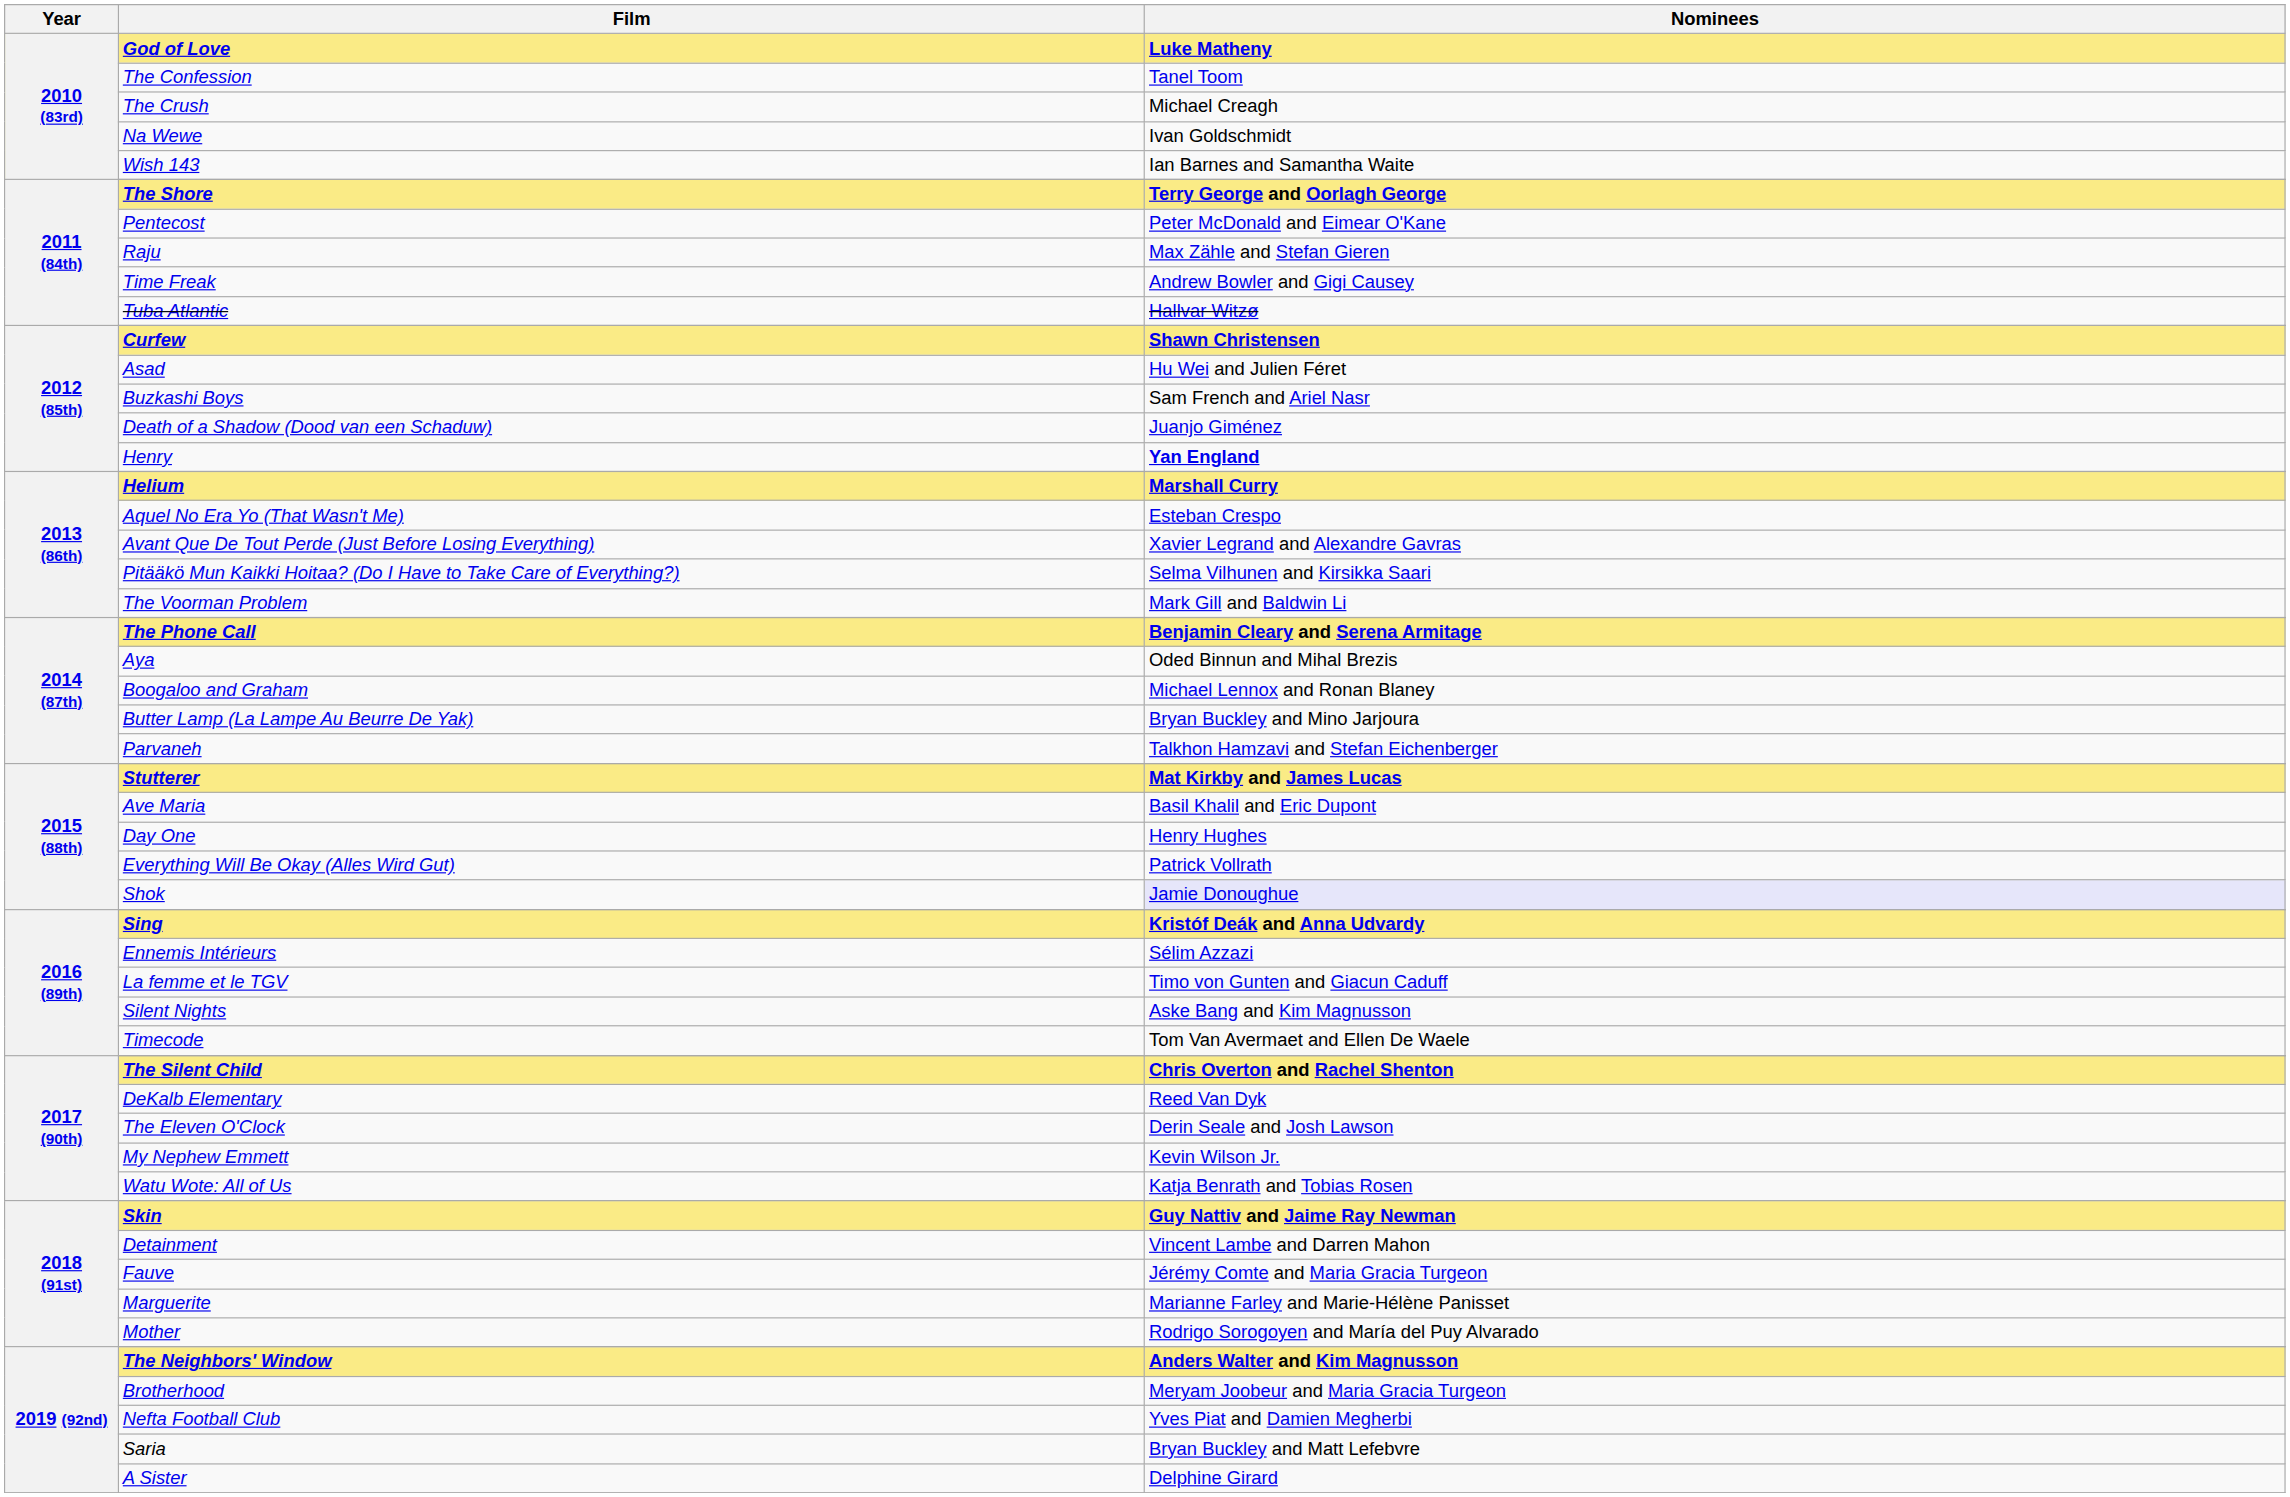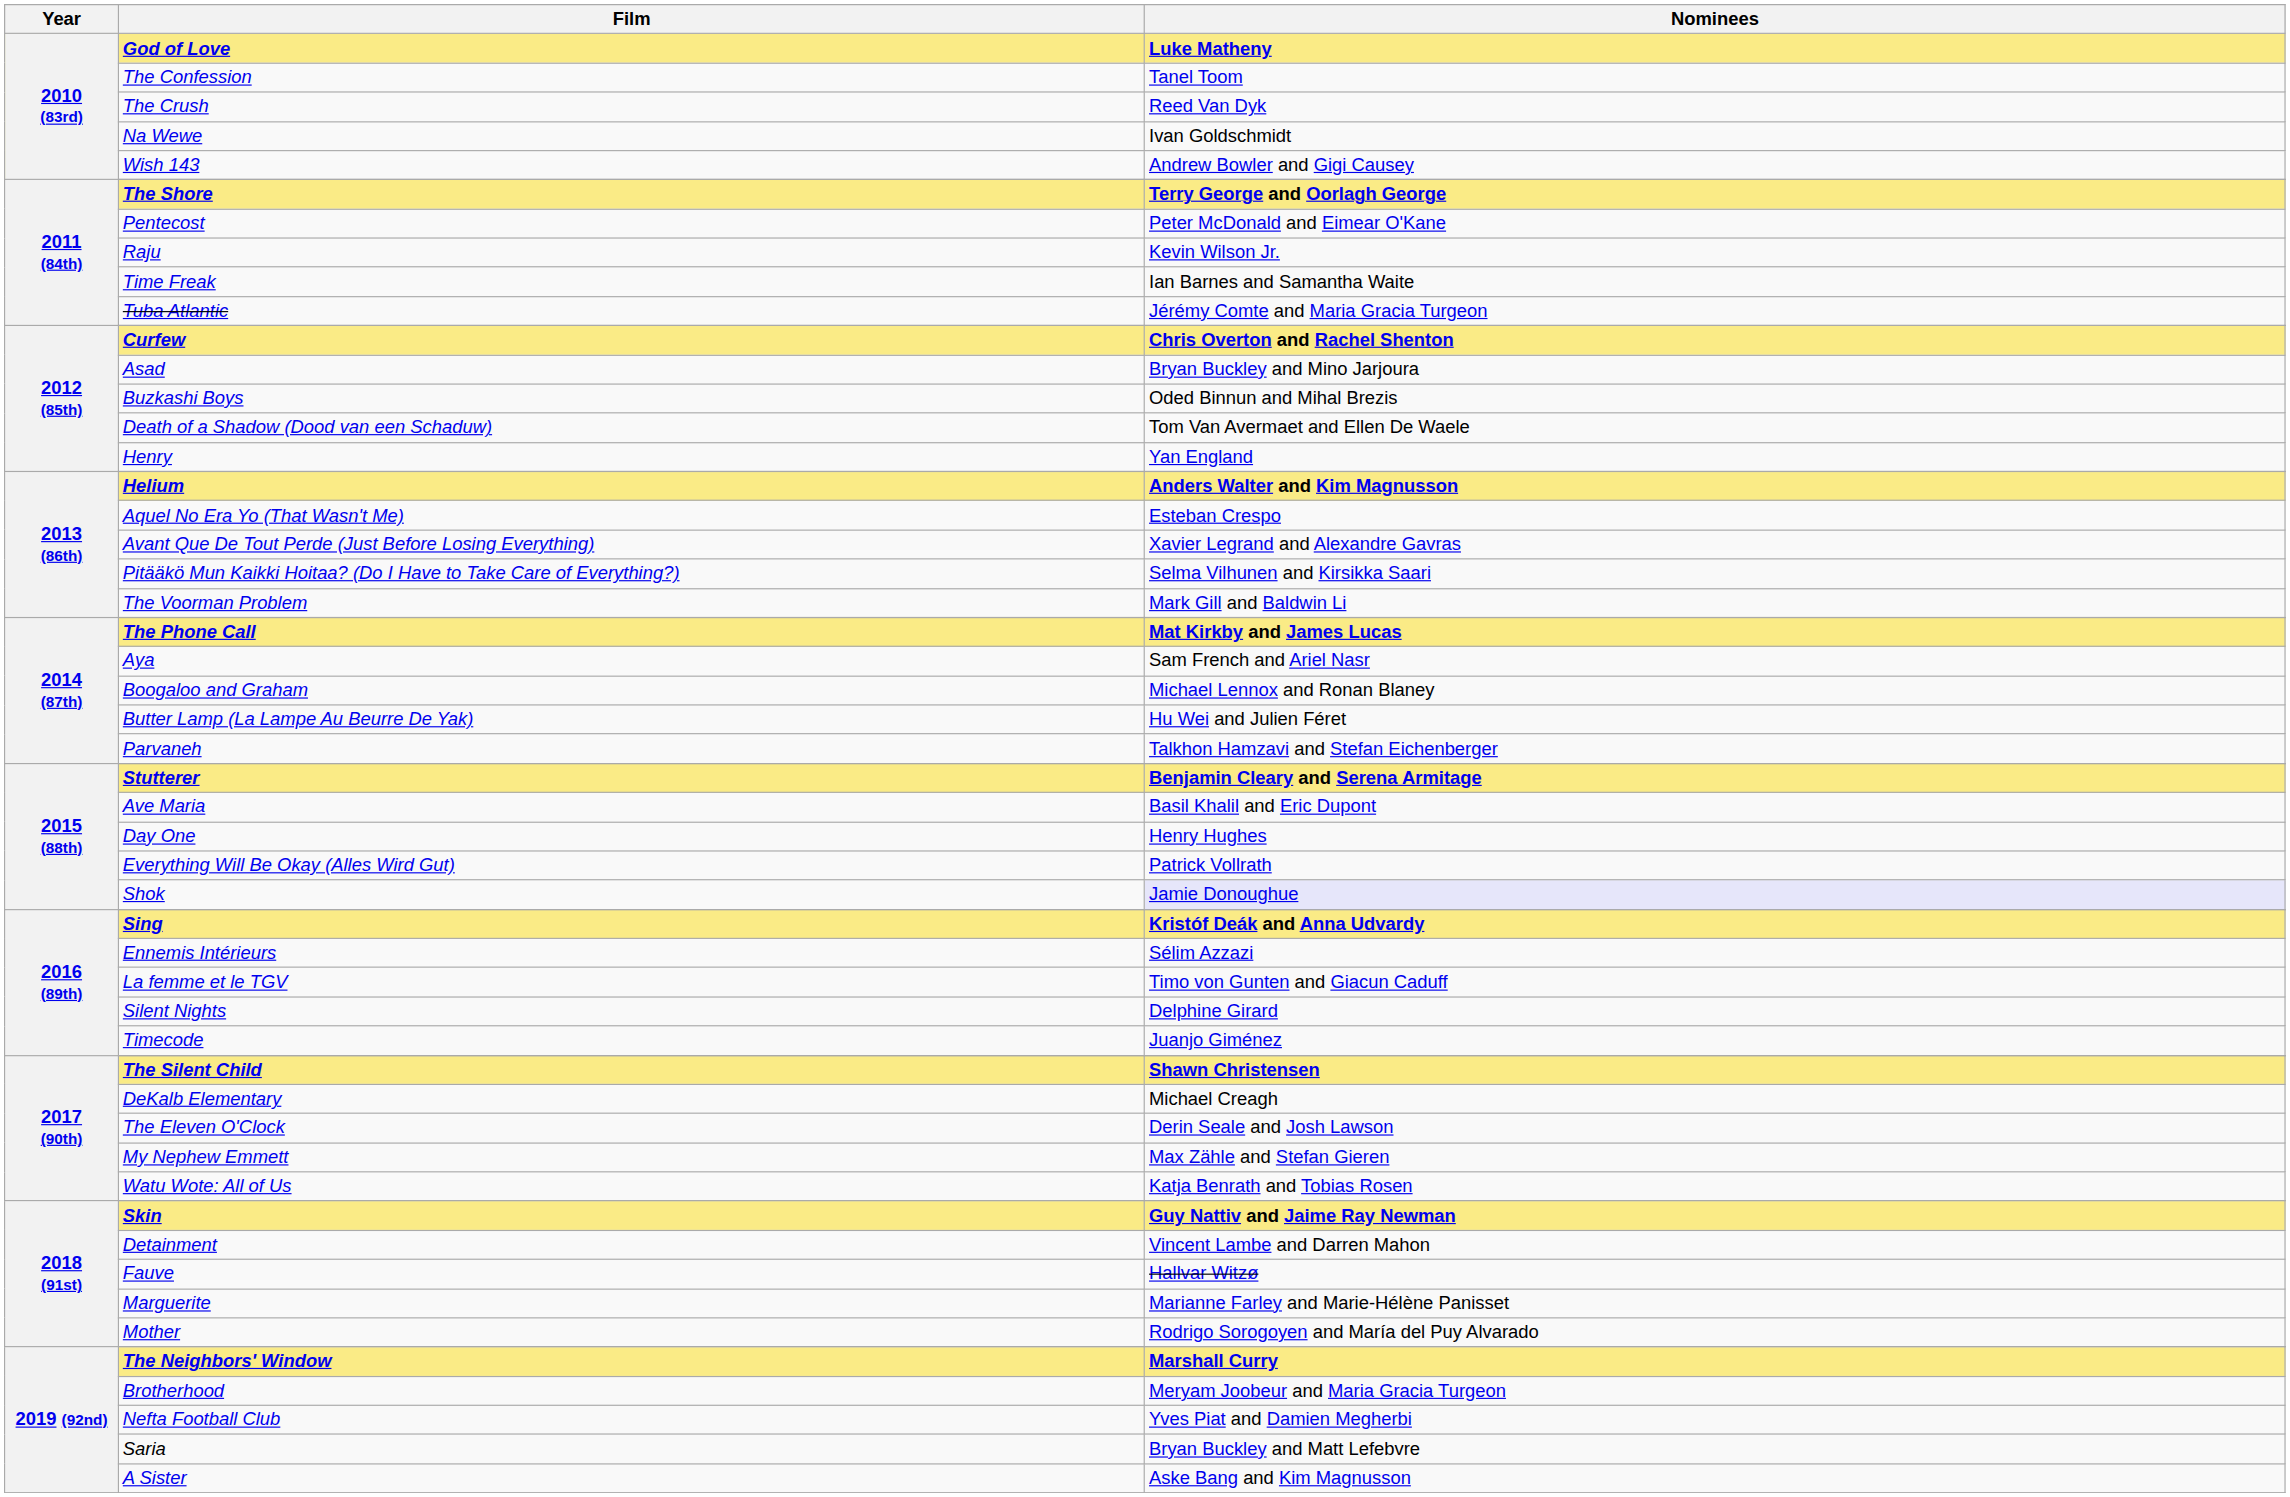(1213, 106) Michael Creagh -> (1208, 106) Reed Van Dyk
(1282, 164) Ian Barnes and Samantha Waite -> (1281, 164) Andrew Bowler and Gigi Causey
(1269, 252) Max Zähle and Stefan Gieren -> (1214, 252) Kevin Wilson Jr.
(1281, 281) Andrew Bowler and Gigi Causey -> (1282, 281) Ian Barnes and Samantha Waite
(1204, 310) Hallvar Witzø -> (1318, 310) Jérémy Comte and Maria Gracia Turgeon
(1234, 340) Shawn Christensen -> (1301, 340) Chris Overton and Rachel Shenton
(1248, 369) Hu Wei and Julien Féret -> (1284, 369) Bryan Buckley and Mino Jarjoura
(1259, 398) Sam French and Ariel Nasr -> (1273, 398) Oded Binnun and Mihal Brezis
(1216, 427) Juanjo Giménez -> (1309, 427) Tom Van Avermaet and Ellen De Waele
(1204, 456) bold -> (1201, 456) normal
(1213, 485) Marshall Curry -> (1304, 485) Anders Walter and Kim Magnusson
(1315, 631) Benjamin Cleary and Serena Armitage -> (1275, 631) Mat Kirkby and James Lucas
(1273, 661) Oded Binnun and Mihal Brezis -> (1259, 661) Sam French and Ariel Nasr
(1284, 719) Bryan Buckley and Mino Jarjoura -> (1248, 719) Hu Wei and Julien Féret
(1275, 777) Mat Kirkby and James Lucas -> (1315, 777) Benjamin Cleary and Serena Armitage
(1280, 1011) Aske Bang and Kim Magnusson -> (1213, 1011) Delphine Girard
(1309, 1040) Tom Van Avermaet and Ellen De Waele -> (1216, 1040) Juanjo Giménez
(1301, 1069) Chris Overton and Rachel Shenton -> (1234, 1069) Shawn Christensen
(1208, 1098) Reed Van Dyk -> (1213, 1098) Michael Creagh
(1214, 1157) Kevin Wilson Jr. -> (1269, 1157) Max Zähle and Stefan Gieren
(1318, 1273) Jérémy Comte and Maria Gracia Turgeon -> (1204, 1273) Hallvar Witzø
(1304, 1361) Anders Walter and Kim Magnusson -> (1213, 1361) Marshall Curry
(1213, 1478) Delphine Girard -> (1280, 1478) Aske Bang and Kim Magnusson
